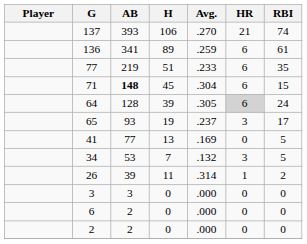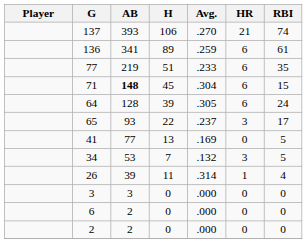(245, 103) lightgrey background -> (245, 103) no background
(168, 121) 19 -> (168, 121) 22
(283, 175) 2 -> (283, 175) 4
